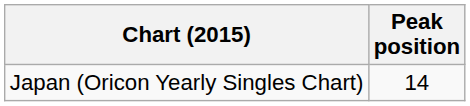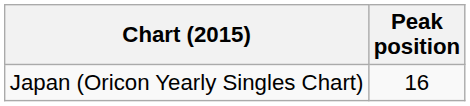(417, 82) 14 -> (417, 82) 16
